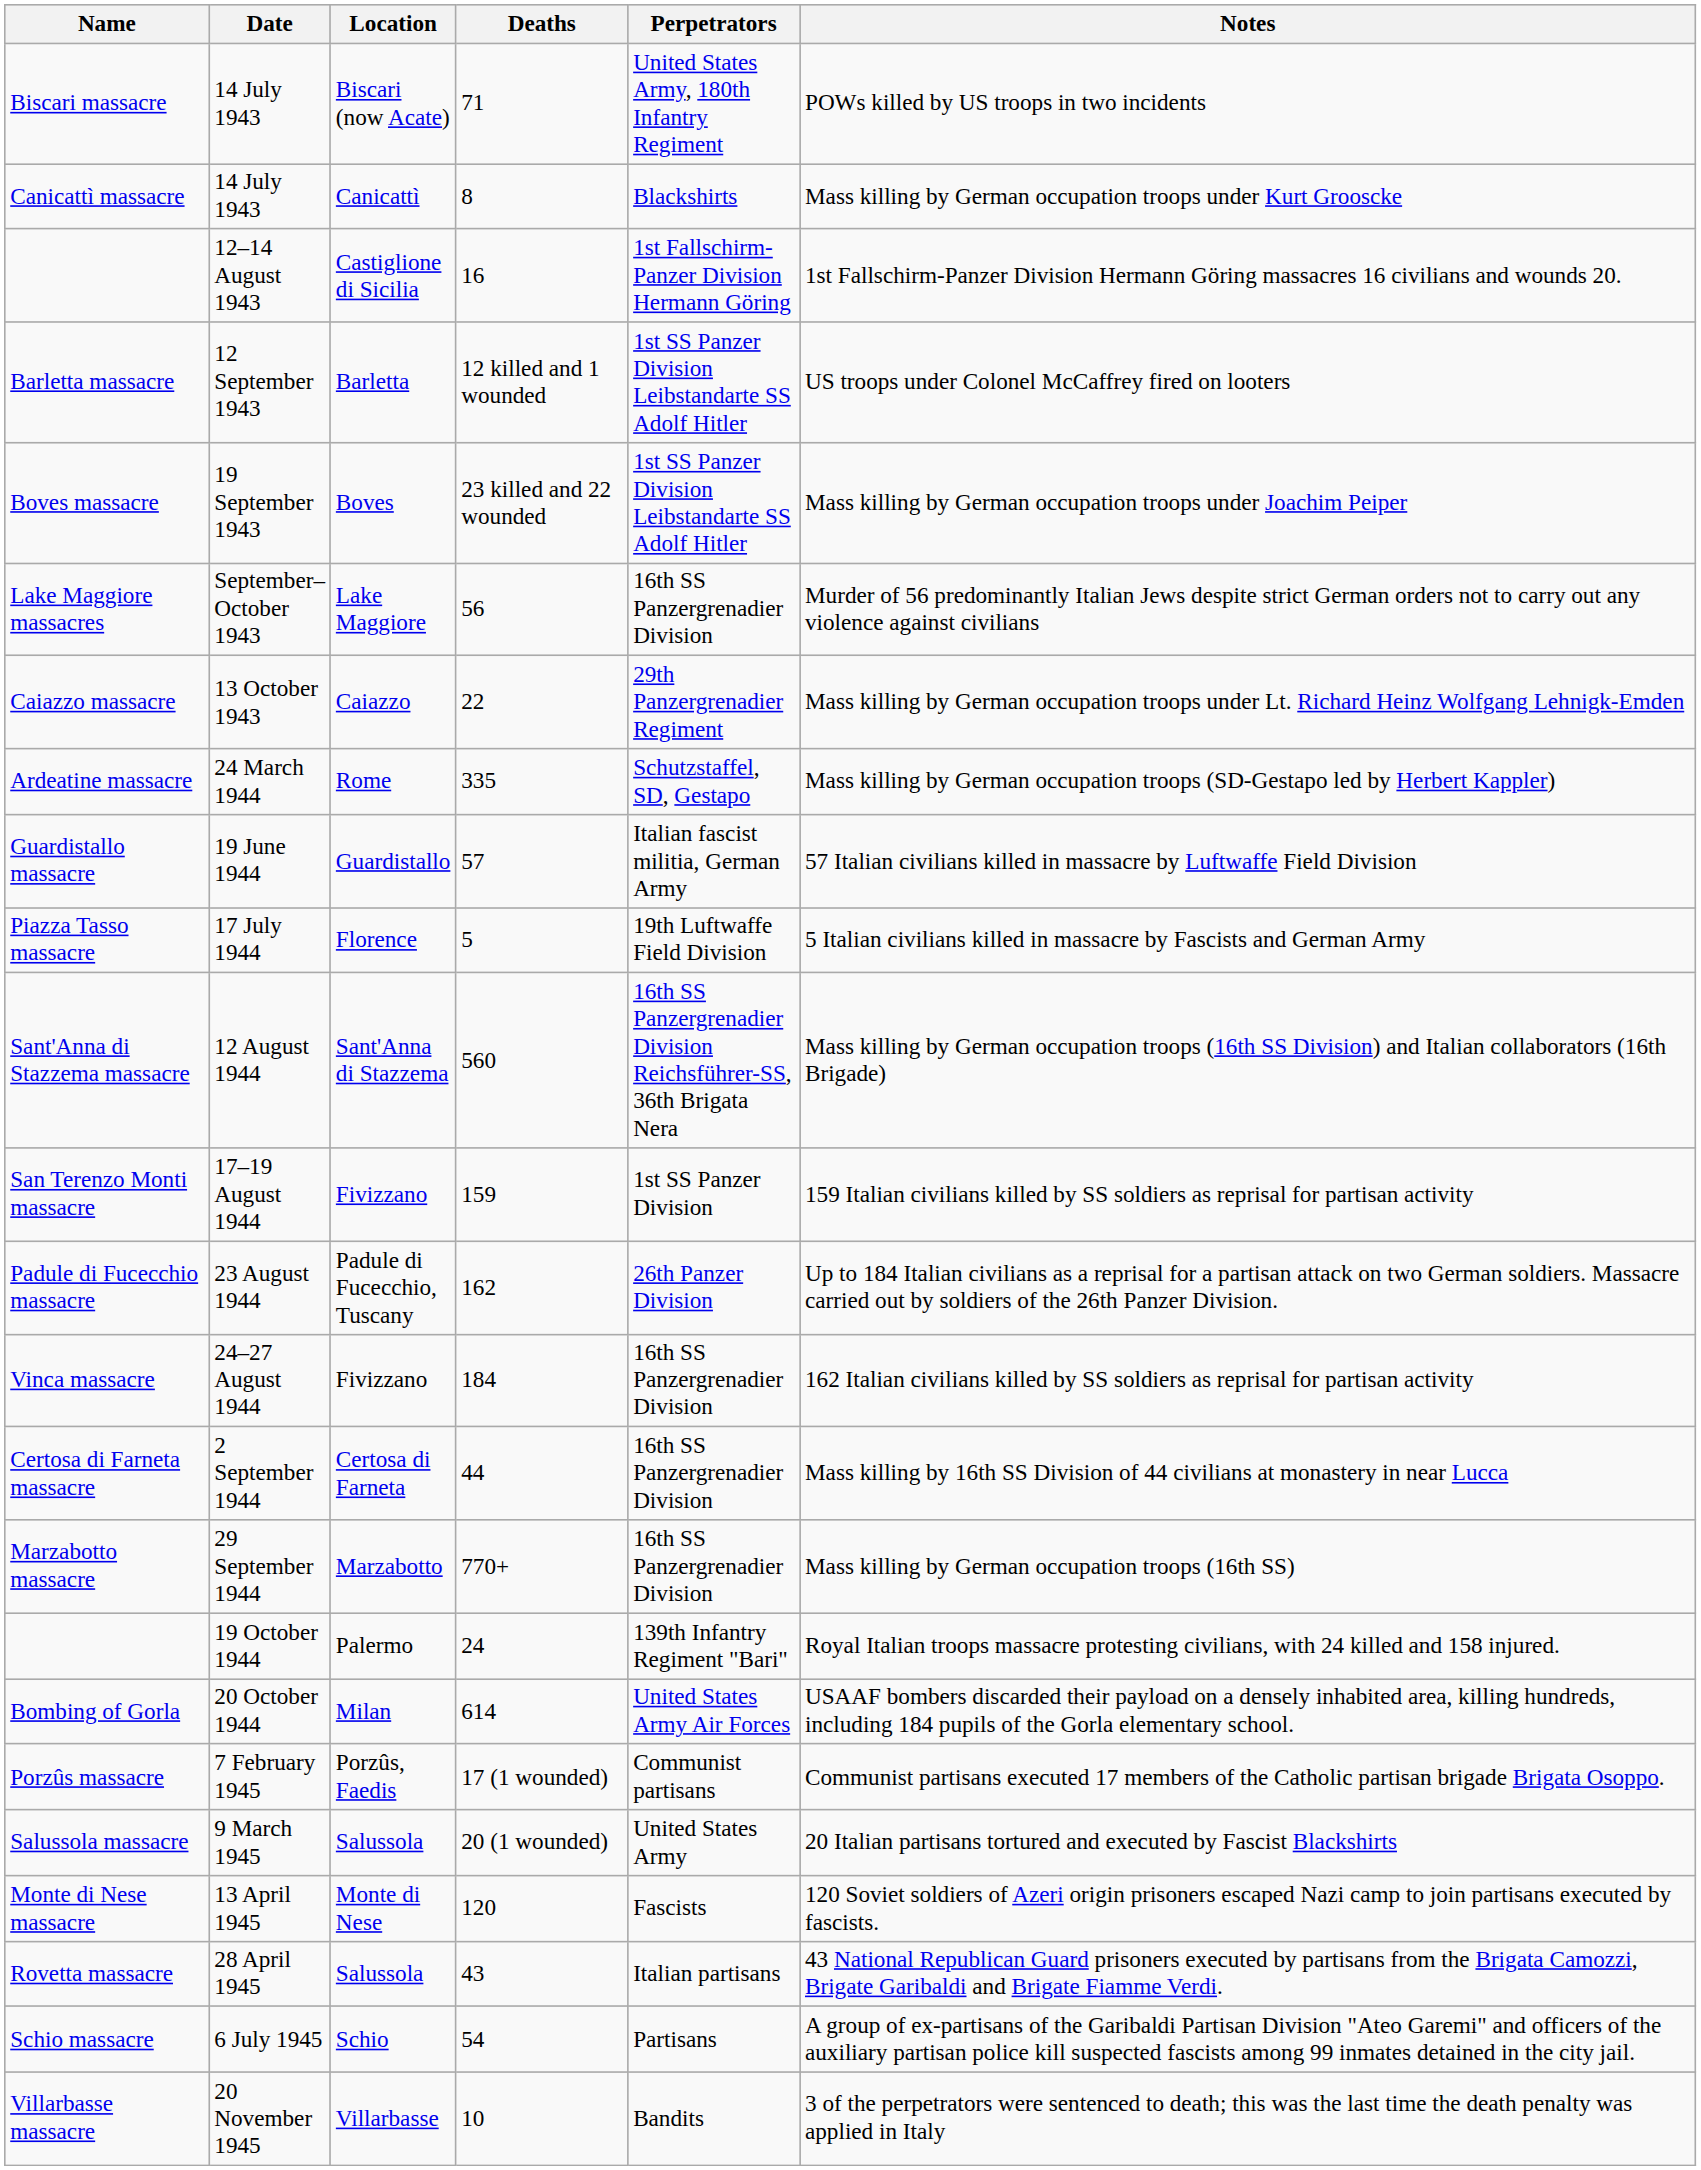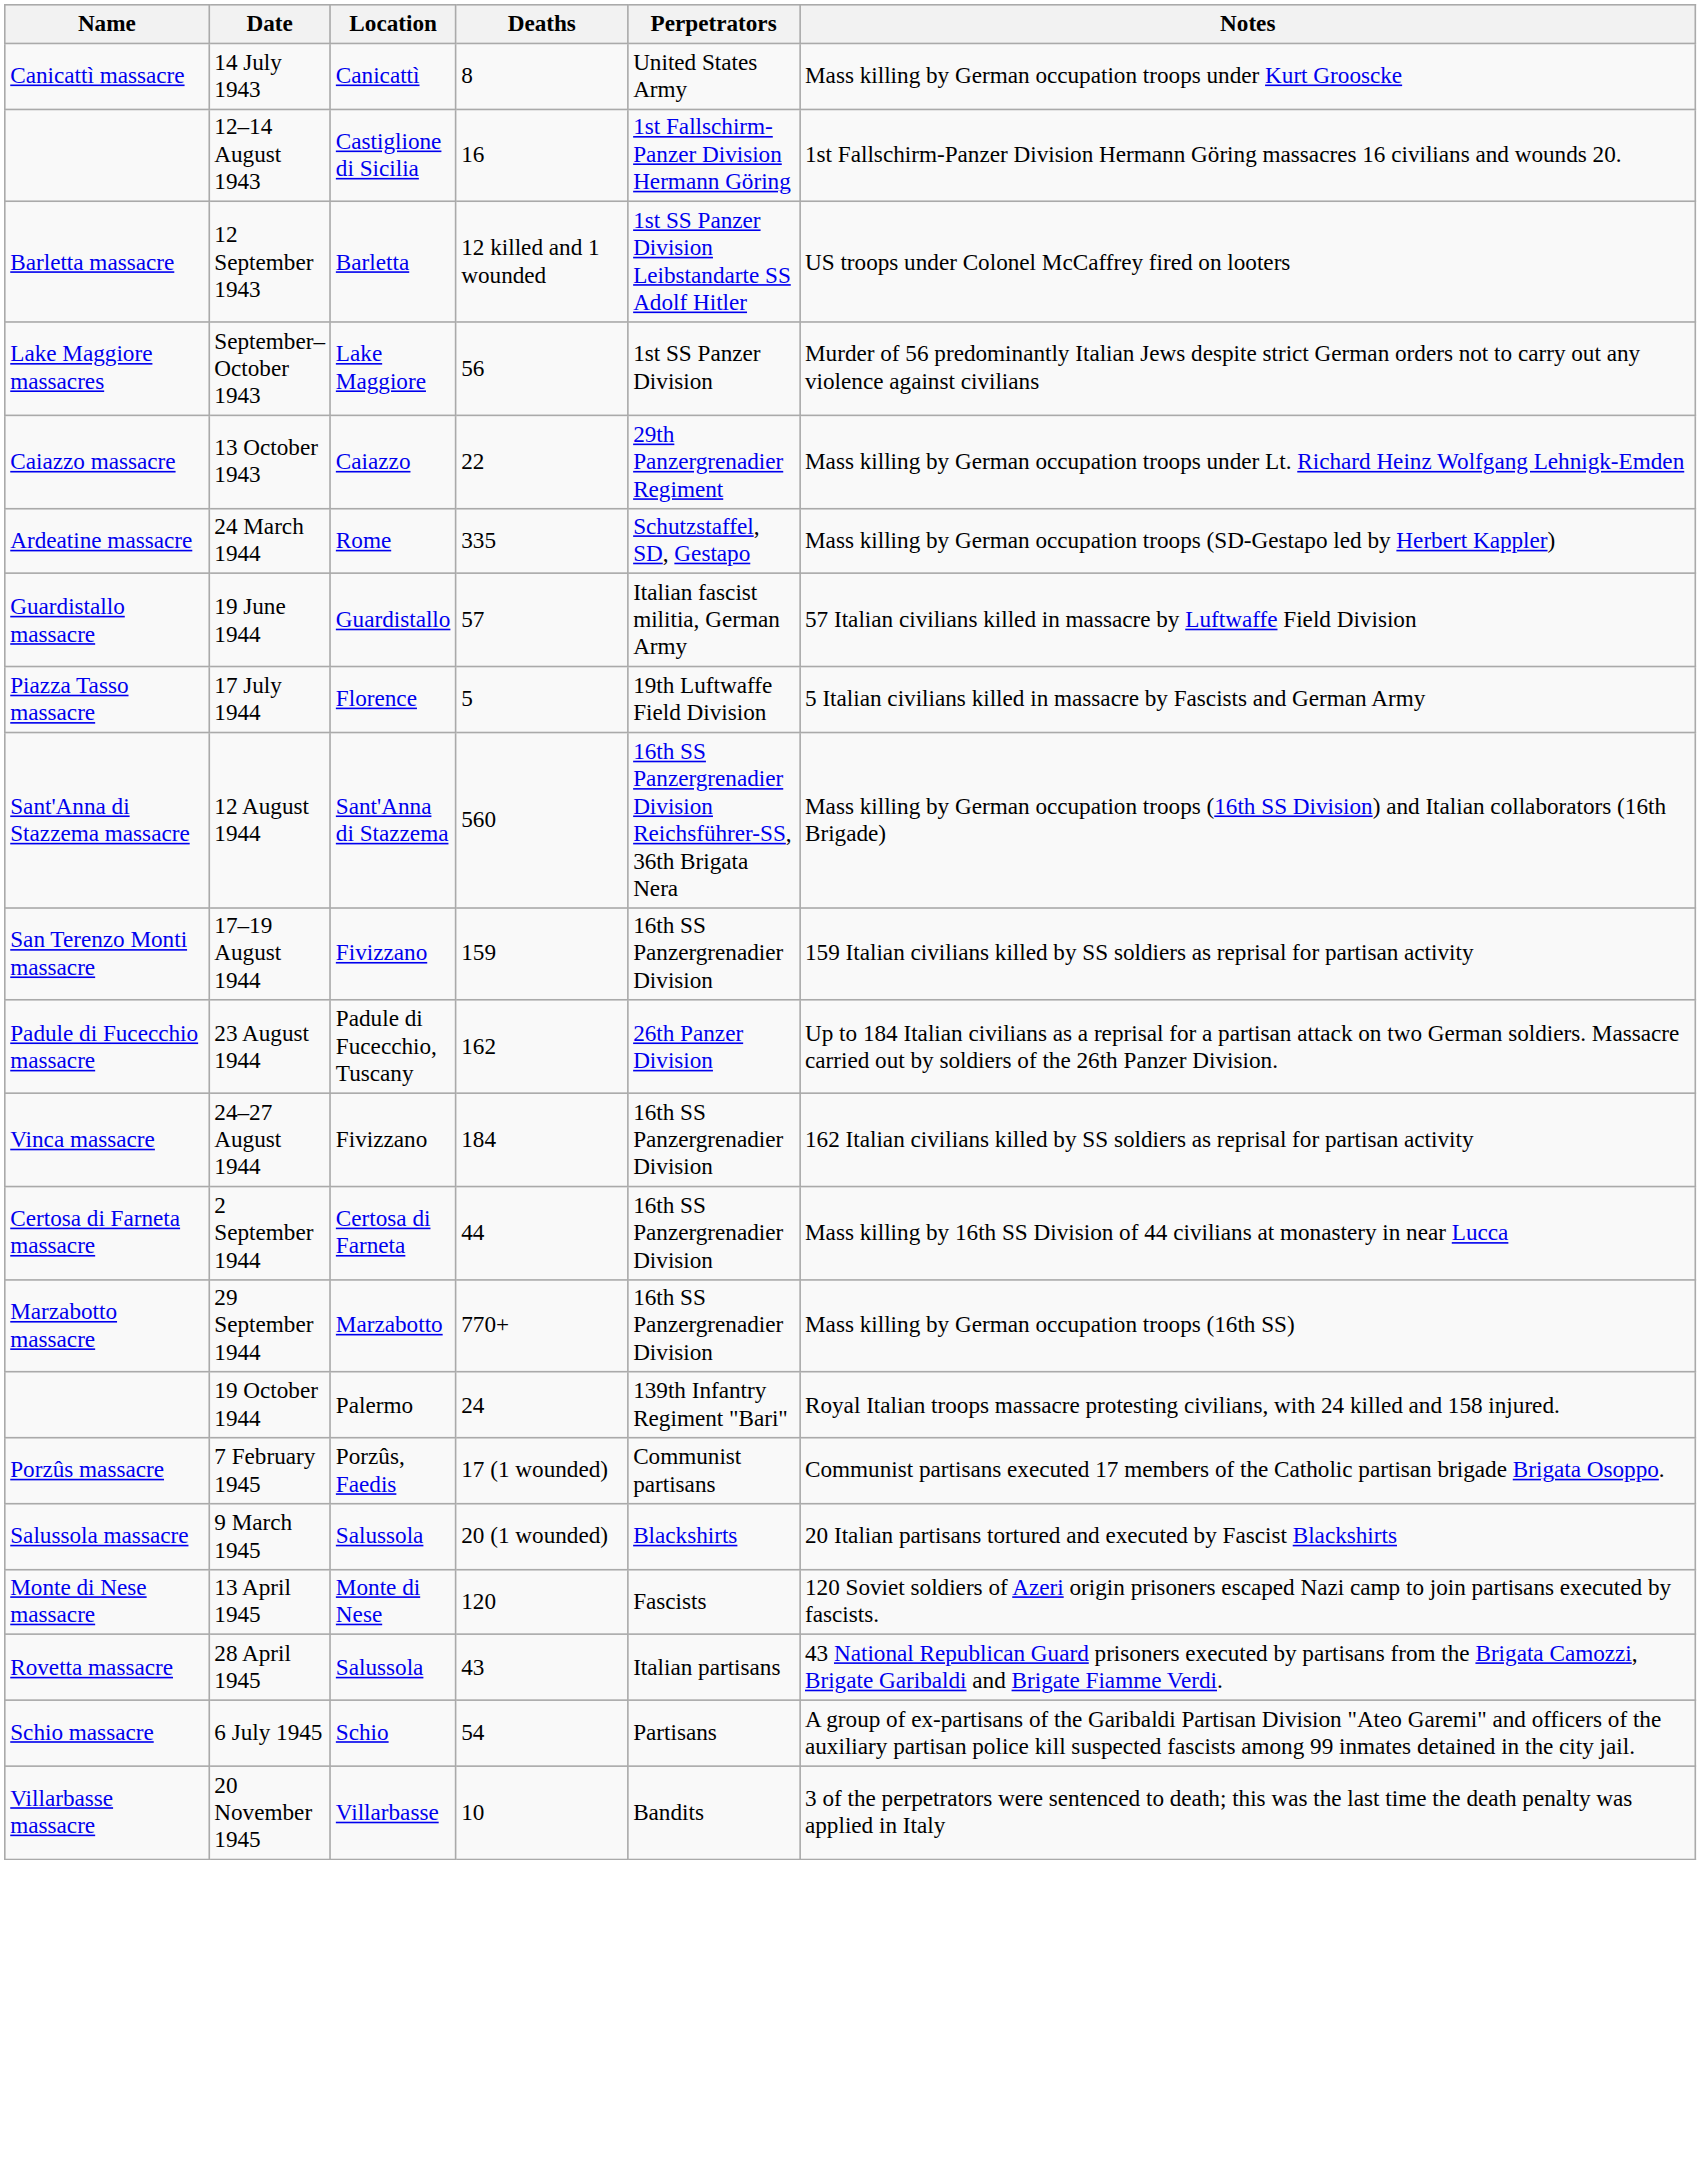- row: (88, 103)
(685, 196) Blackshirts -> (695, 75) United States Army
- row: (85, 502)
(708, 609) 16th SS Panzergrenadier Division -> (697, 368) 1st SS Panzer Division
(697, 1194) 1st SS Panzer Division -> (708, 953) 16th SS Panzergrenadier Division
- row: (95, 1711)
(695, 1842) United States Army -> (685, 1536) Blackshirts
